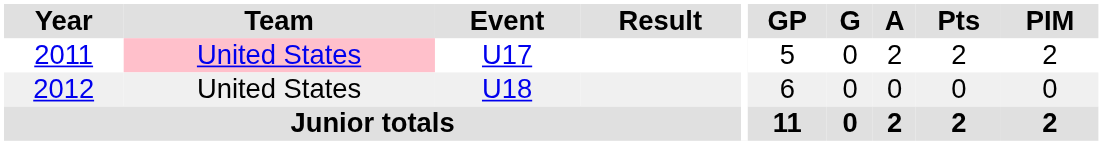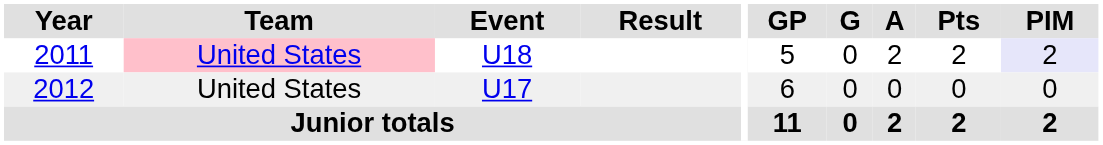(507, 54) U17 -> (507, 54) U18
(1050, 54) no background -> (1050, 54) lavender background
(507, 89) U18 -> (507, 89) U17
